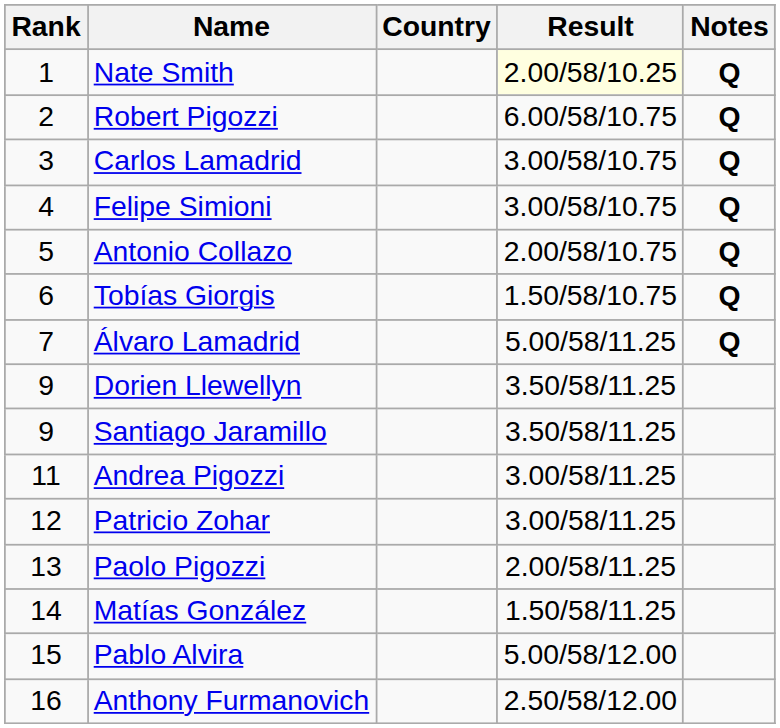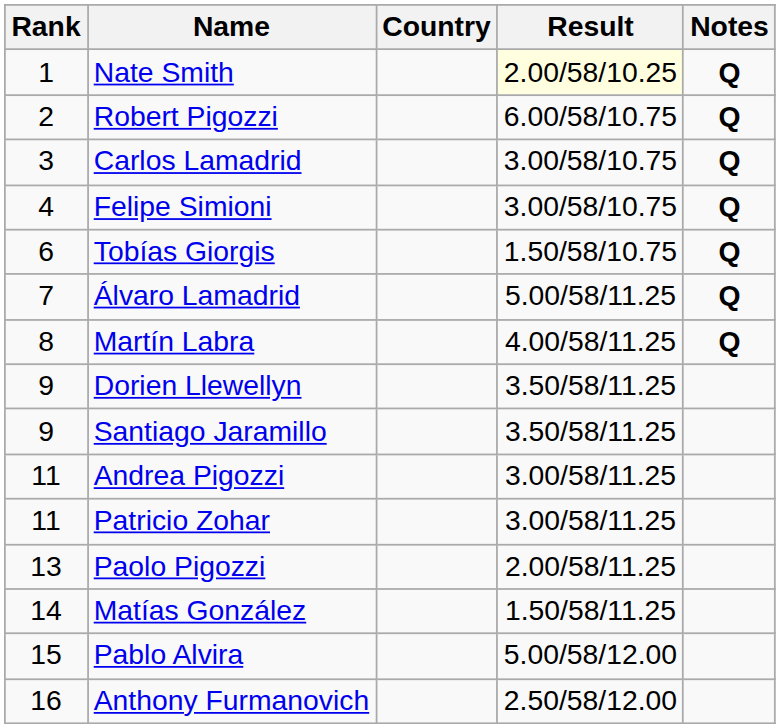- row: (193, 251)
+ row: (174, 341)
(46, 521) 12 -> (46, 521) 11
